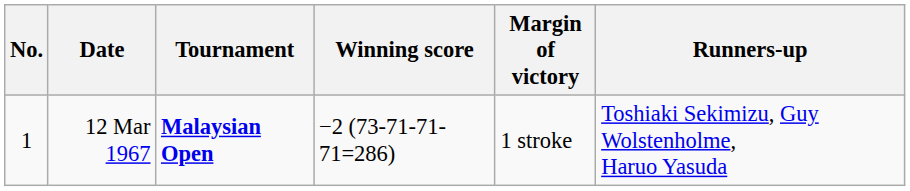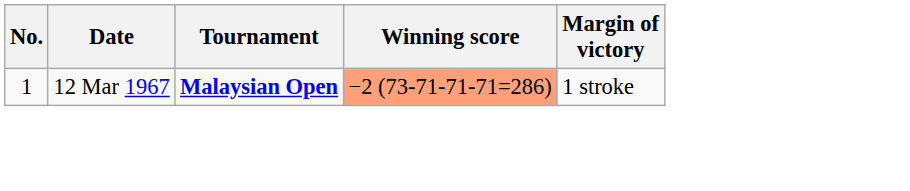- column: (750, 49)
(382, 140) no background -> (450, 86) lightsalmon background
